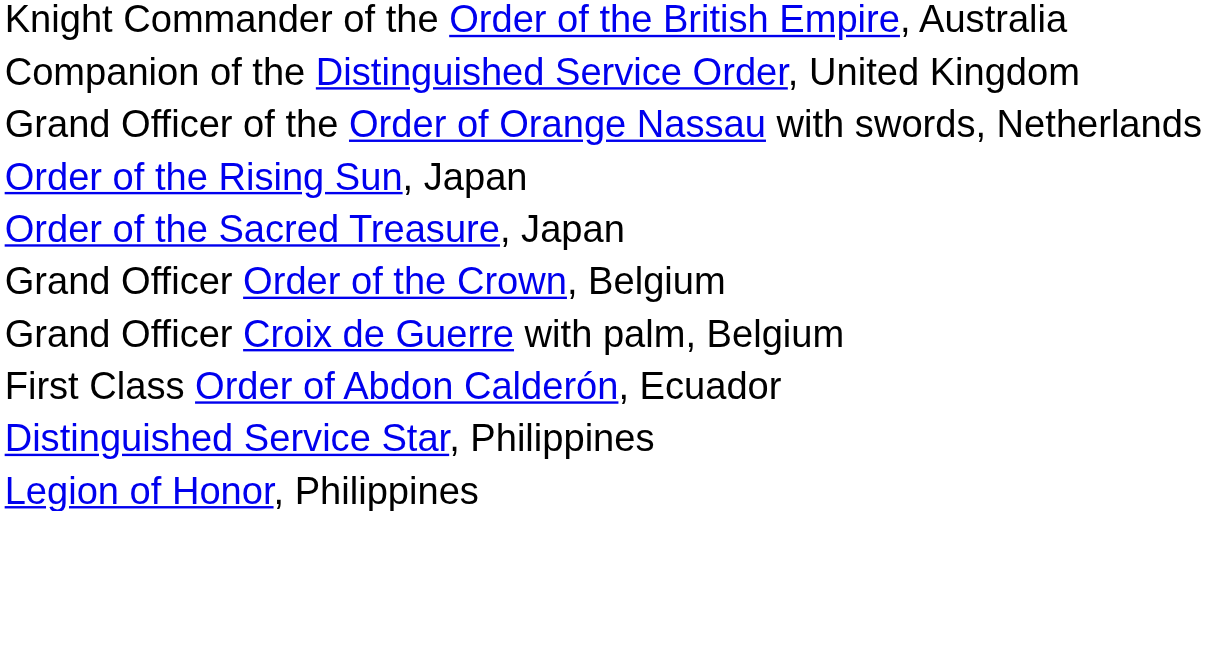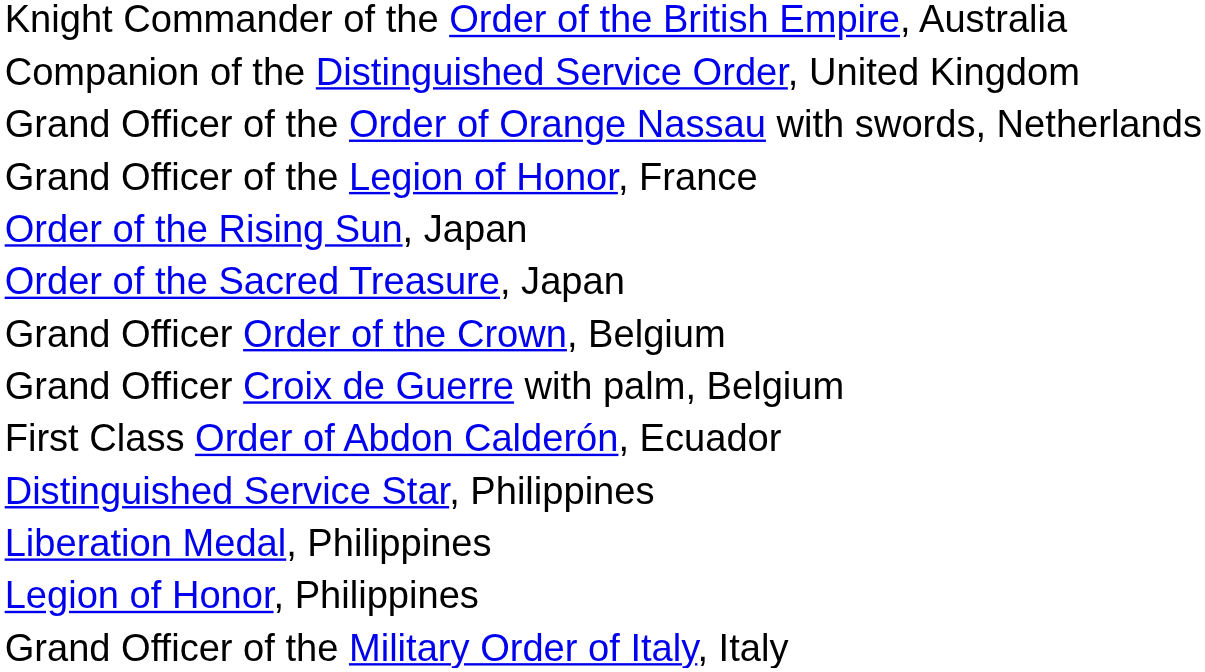+ row: (381, 176)
+ row: (248, 543)
+ row: (397, 648)
